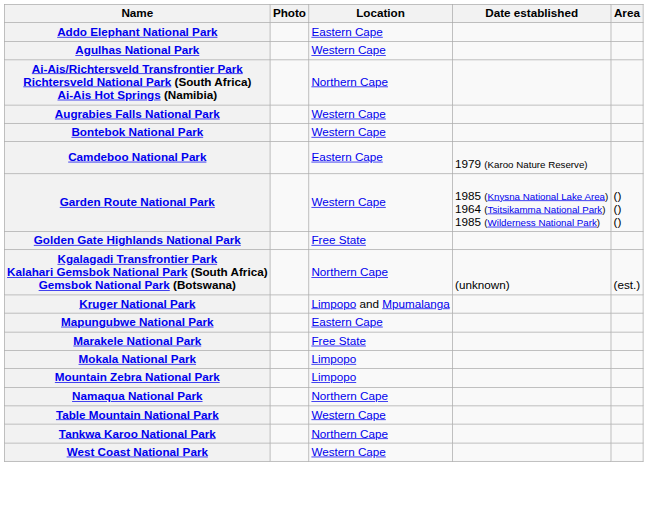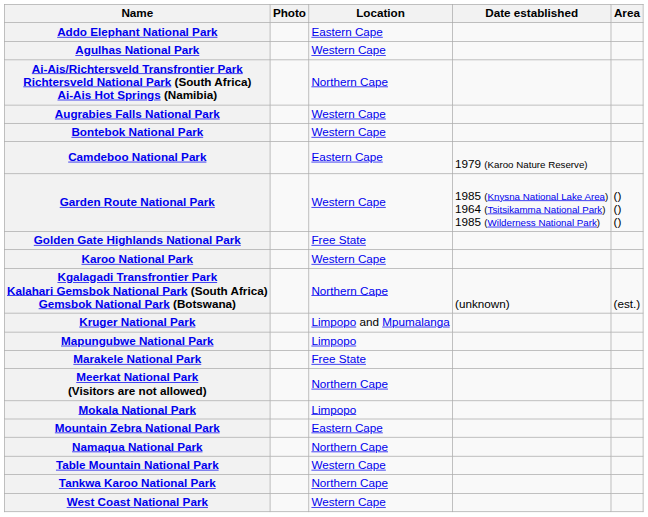+ row: (137, 259)
(347, 322) Eastern Cape -> (334, 341) Limpopo
+ row: (137, 384)
(334, 378) Limpopo -> (347, 428) Eastern Cape
